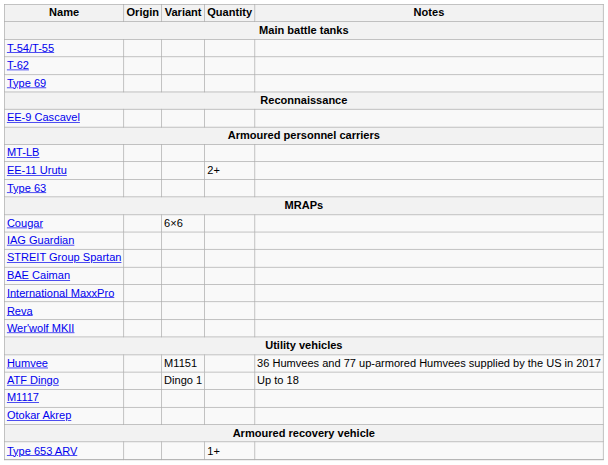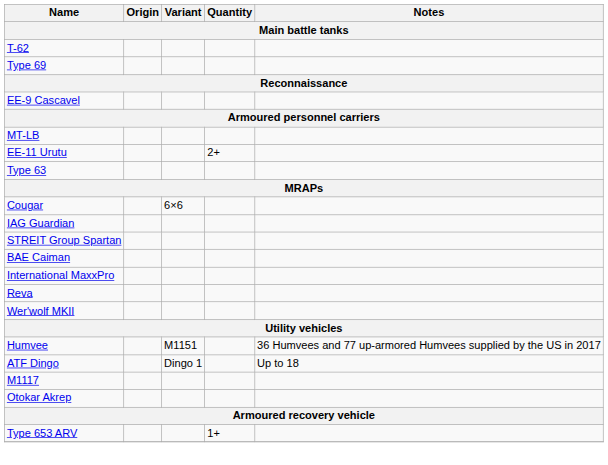- row: (31, 48)
